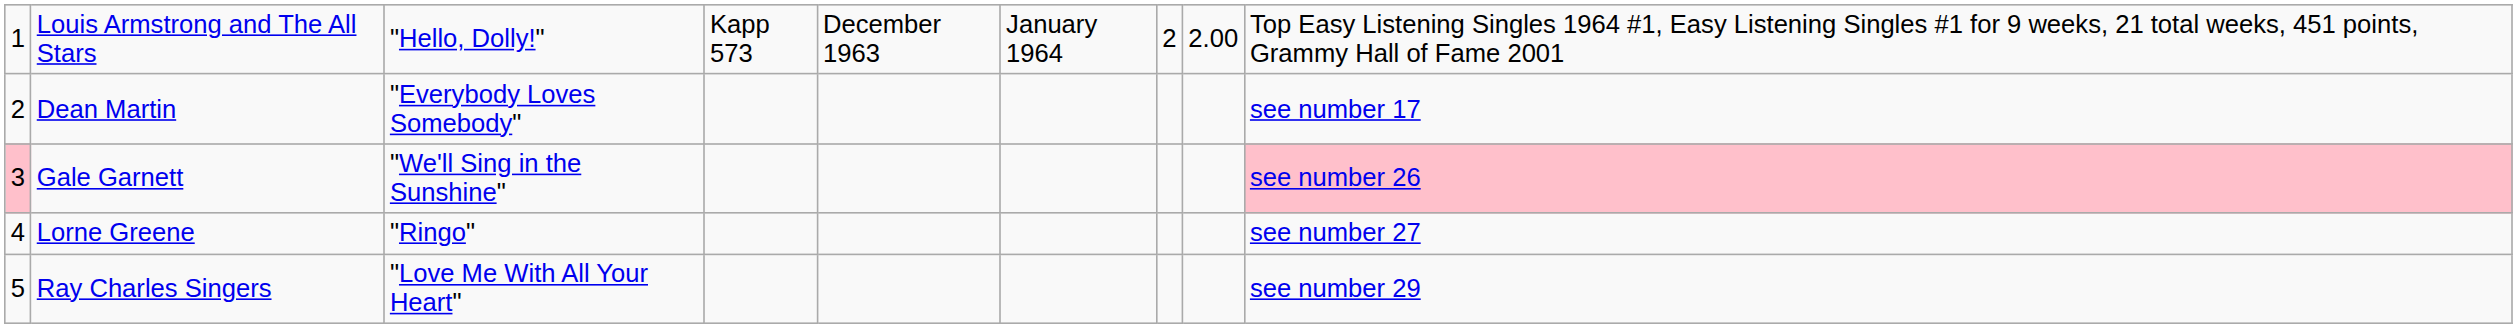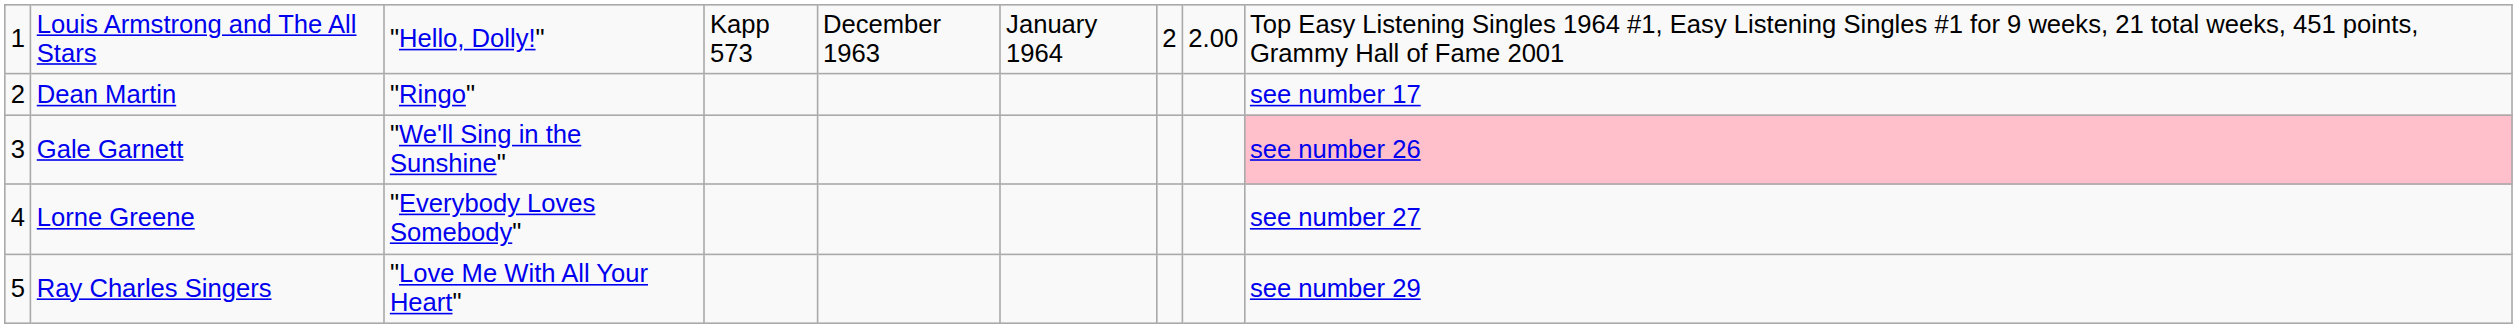(493, 108) "Everybody Loves Somebody" -> (432, 94) "Ringo"
(18, 178) pink background -> (18, 149) no background
(432, 232) "Ringo" -> (493, 218) "Everybody Loves Somebody"
